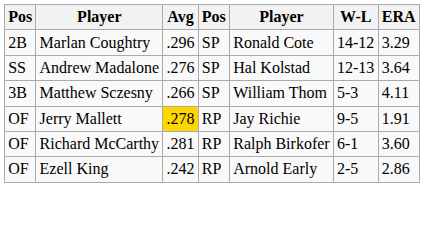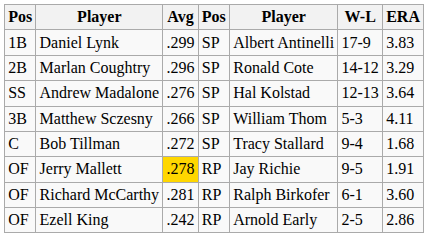+ row: (79, 42)
+ row: (80, 144)
